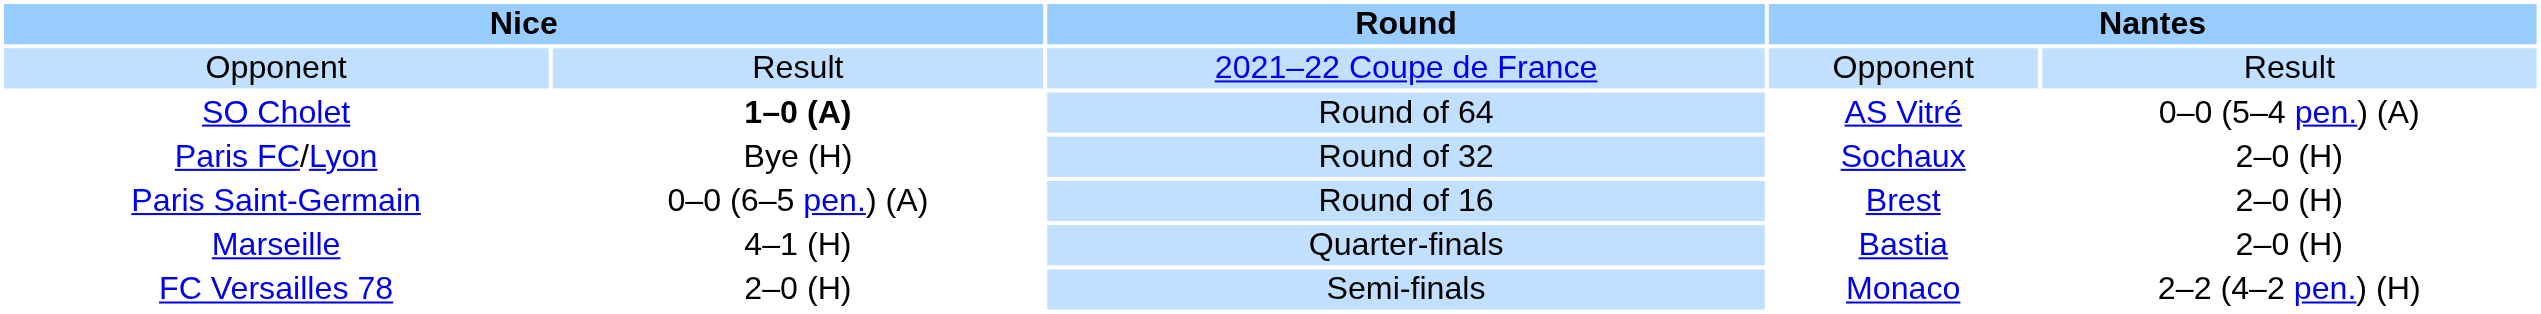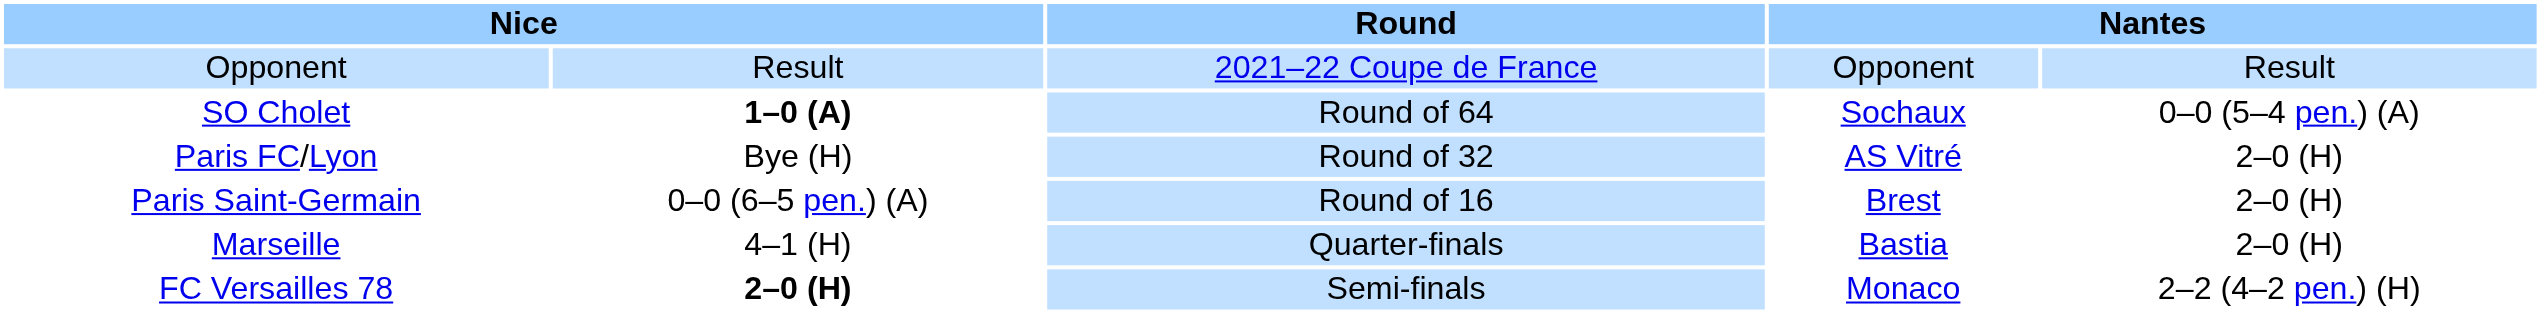(1903, 112) AS Vitré -> (1903, 112) Sochaux
(1903, 156) Sochaux -> (1903, 156) AS Vitré
(798, 288) normal -> (798, 288) bold
